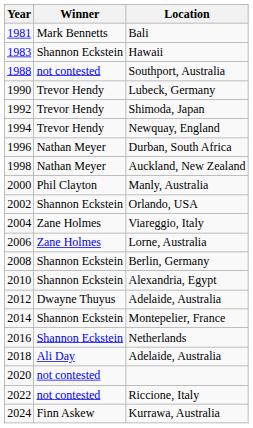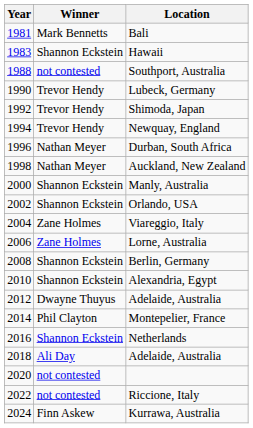(67, 185) Phil Clayton -> (80, 185) Shannon Eckstein
(80, 318) Shannon Eckstein -> (67, 318) Phil Clayton
